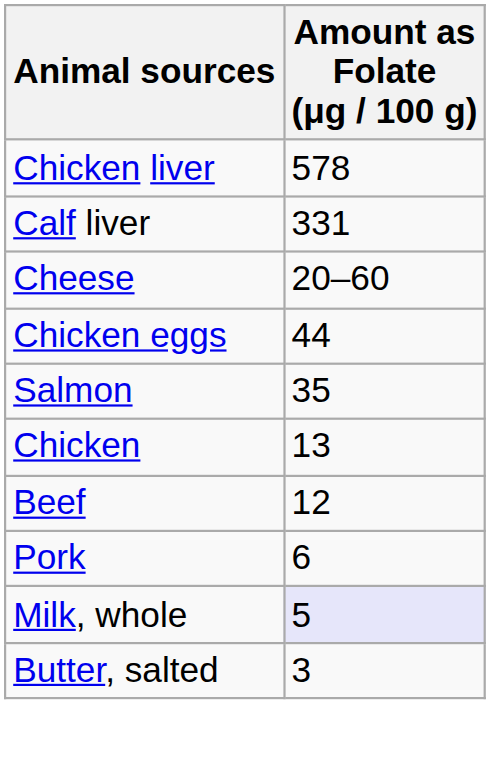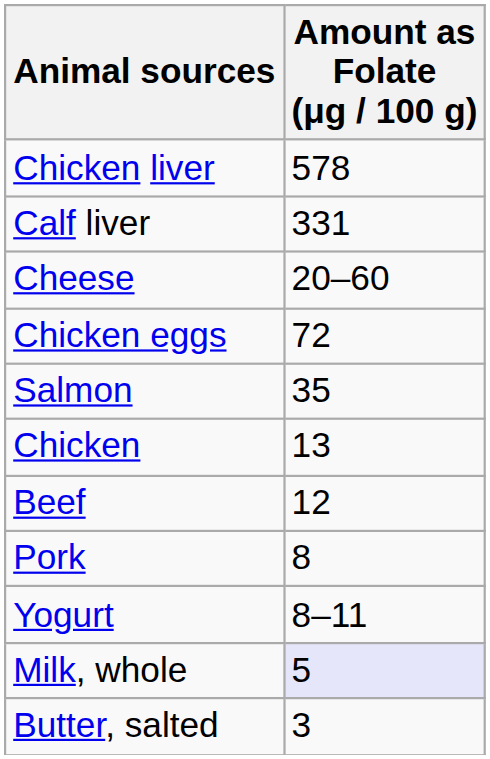(311, 334) 44 -> (311, 334) 72
(301, 558) 6 -> (301, 558) 8
+ row: (63, 614)
